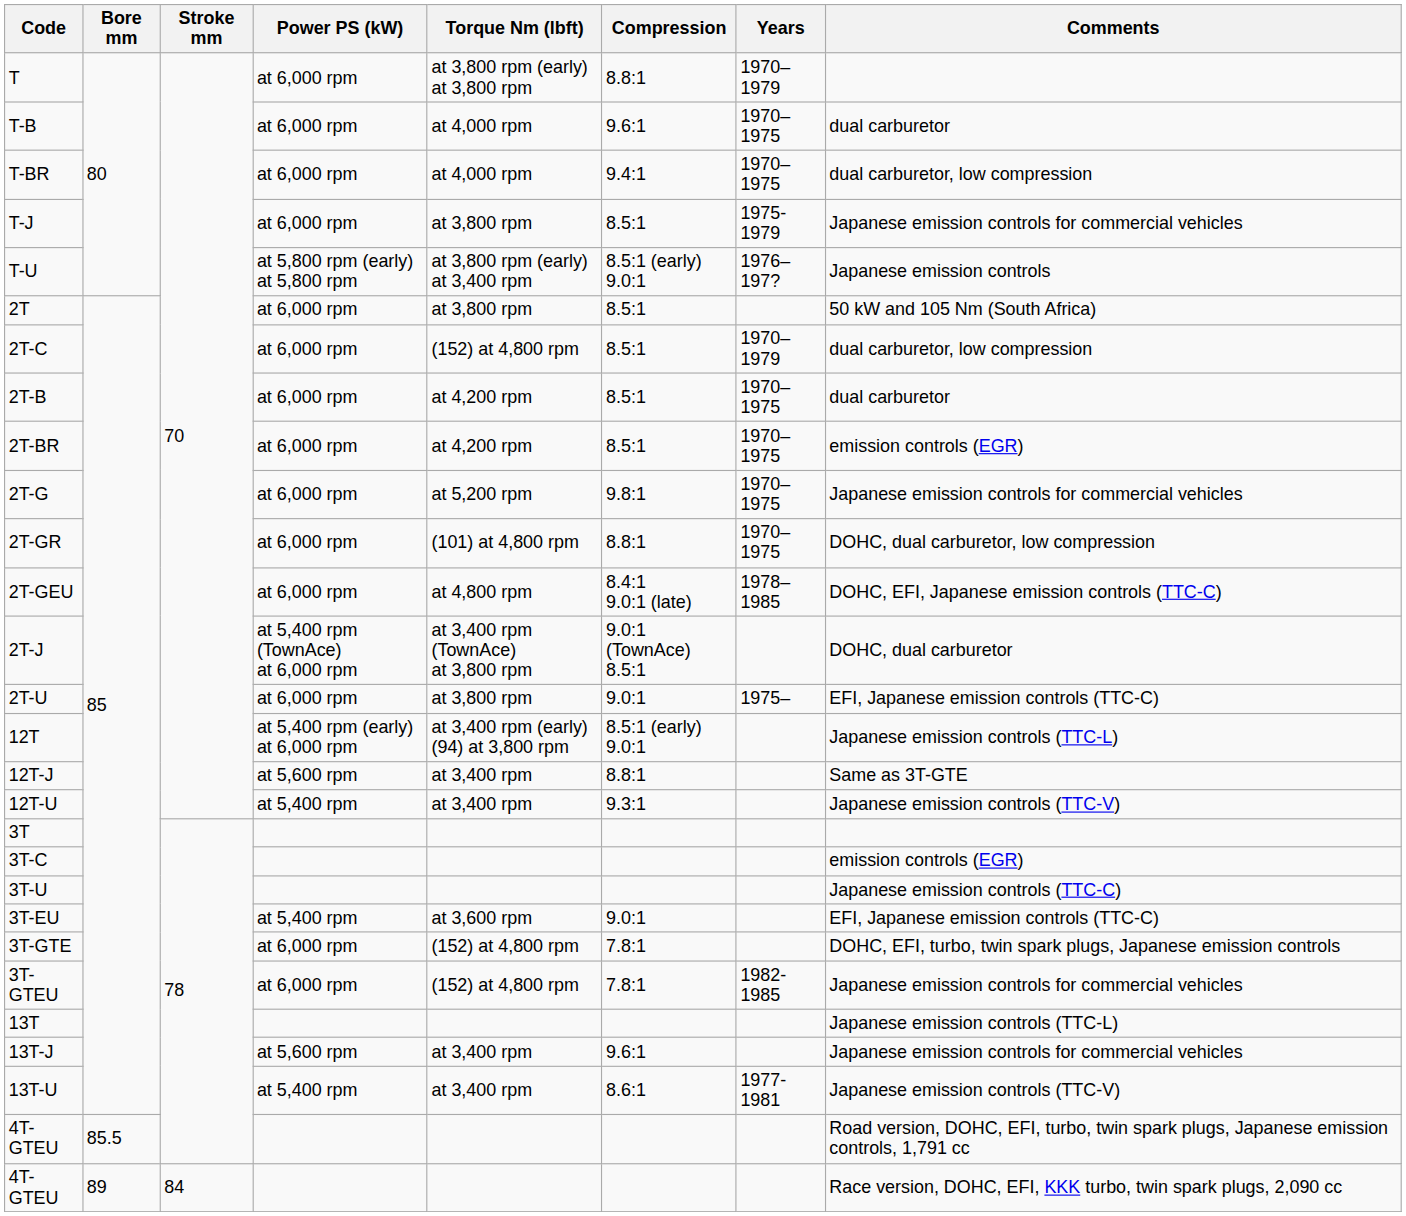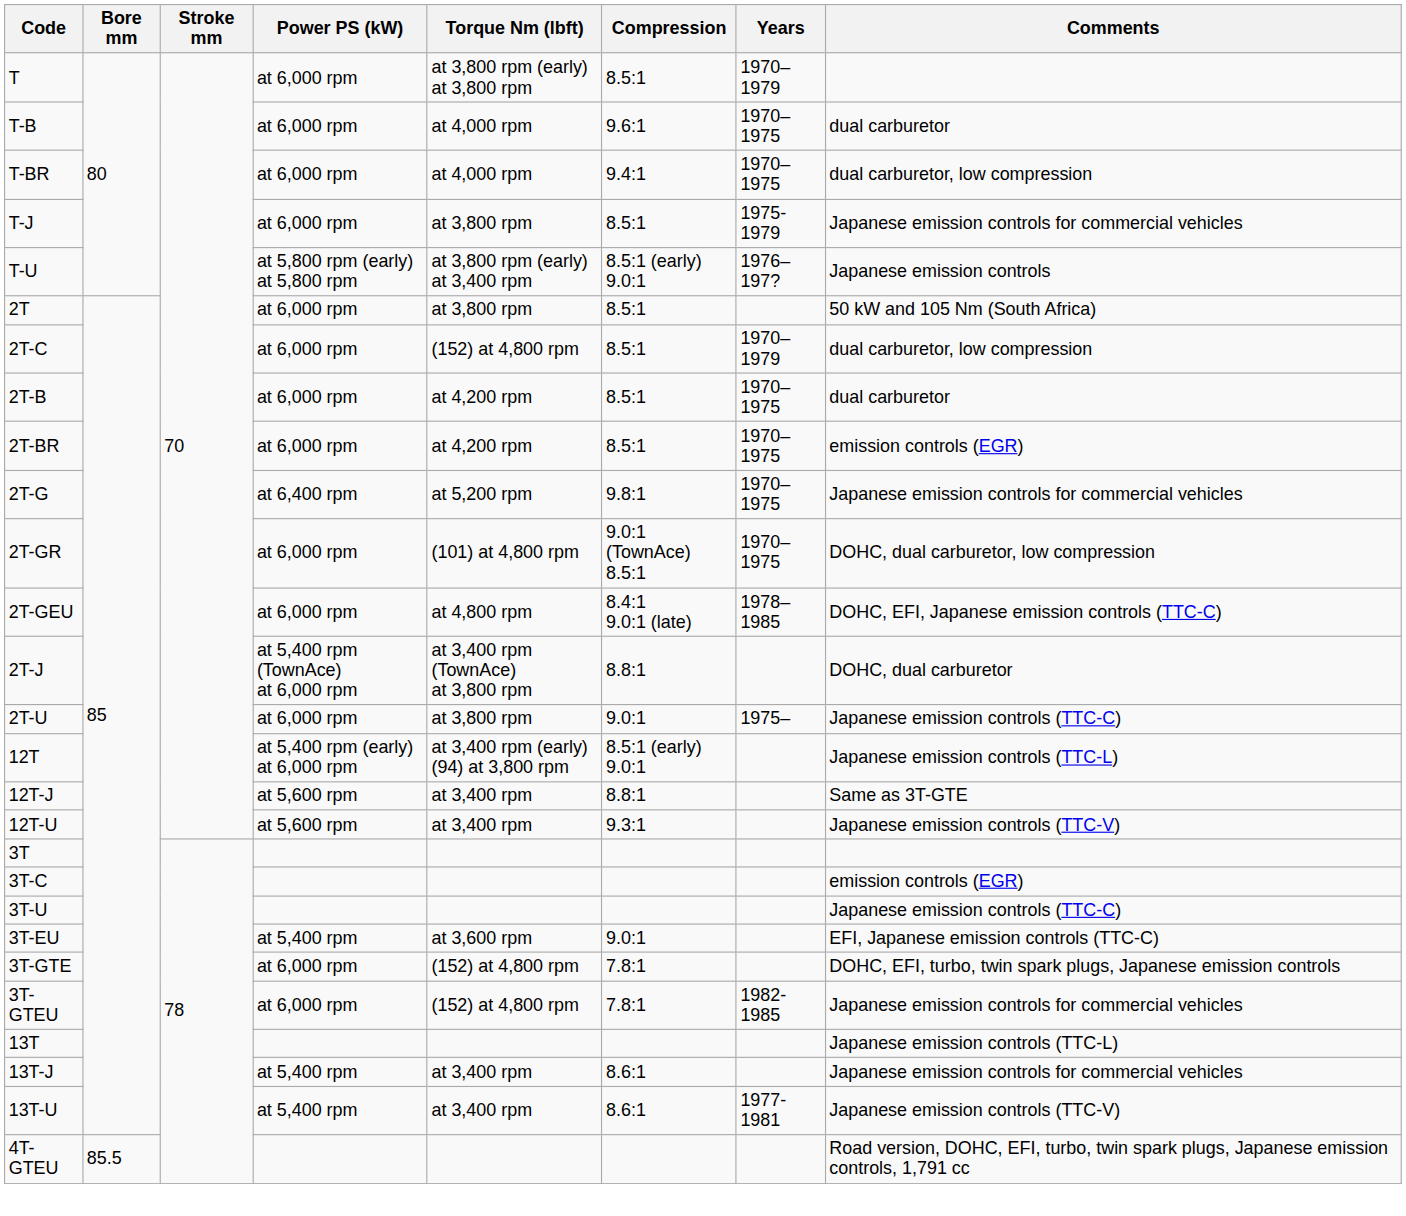(626, 77) 8.8:1 -> (626, 77) 8.5:1
(307, 494) at 6,000 rpm -> (307, 494) at 6,400 rpm
(626, 543) 8.8:1 -> (648, 553) 9.0:1 (TownAce) 8.5:1
(648, 650) 9.0:1 (TownAce) 8.5:1 -> (626, 670) 8.8:1
(994, 698) EFI, Japanese emission controls (TTC-C) -> (975, 718) Japanese emission controls (TTC-C)
(307, 804) at 5,400 rpm -> (307, 824) at 5,600 rpm
(307, 1051) at 5,600 rpm -> (307, 1071) at 5,400 rpm
(626, 1051) 9.6:1 -> (626, 1071) 8.6:1
- row: (34, 1187)
